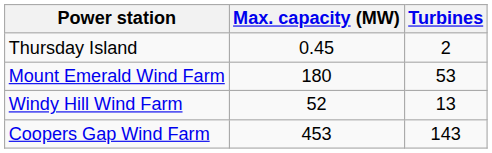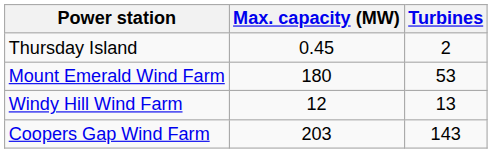(316, 104) 52 -> (316, 104) 12
(316, 133) 453 -> (316, 133) 203
